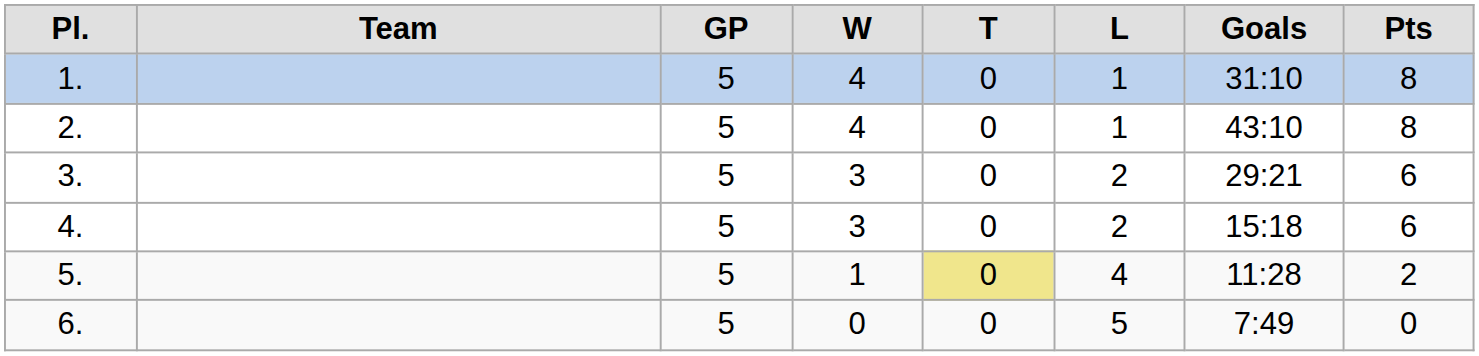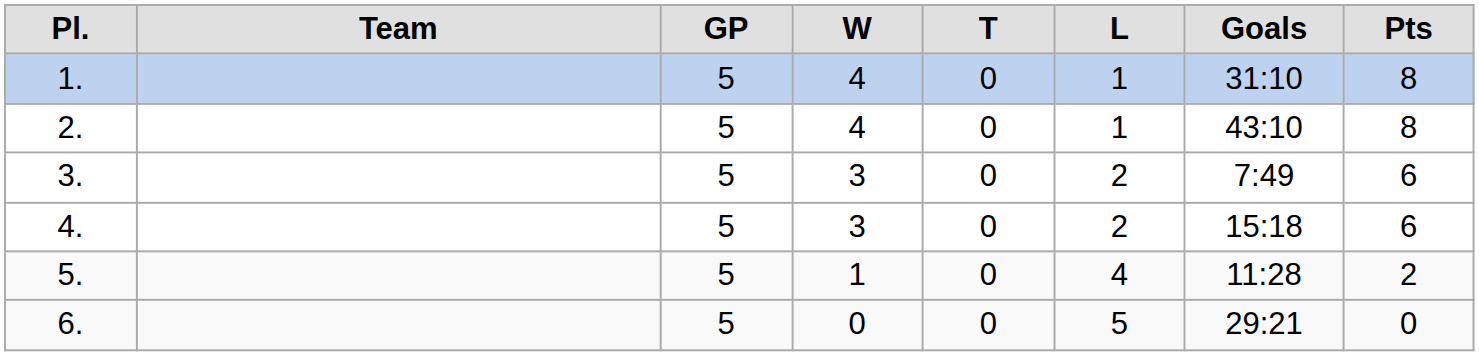(1264, 176) 29:21 -> (1264, 176) 7:49
(988, 275) khaki background -> (988, 275) no background
(1264, 324) 7:49 -> (1264, 324) 29:21
